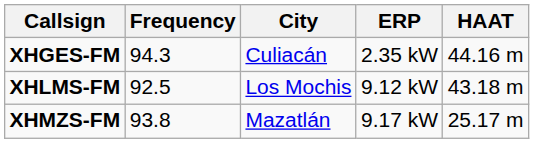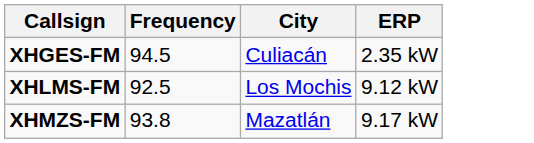- column: (486, 21)
(150, 54) 94.3 -> (150, 54) 94.5
